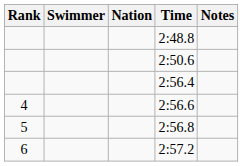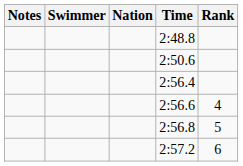columns swapped: (24, 15) <-> (217, 15)
